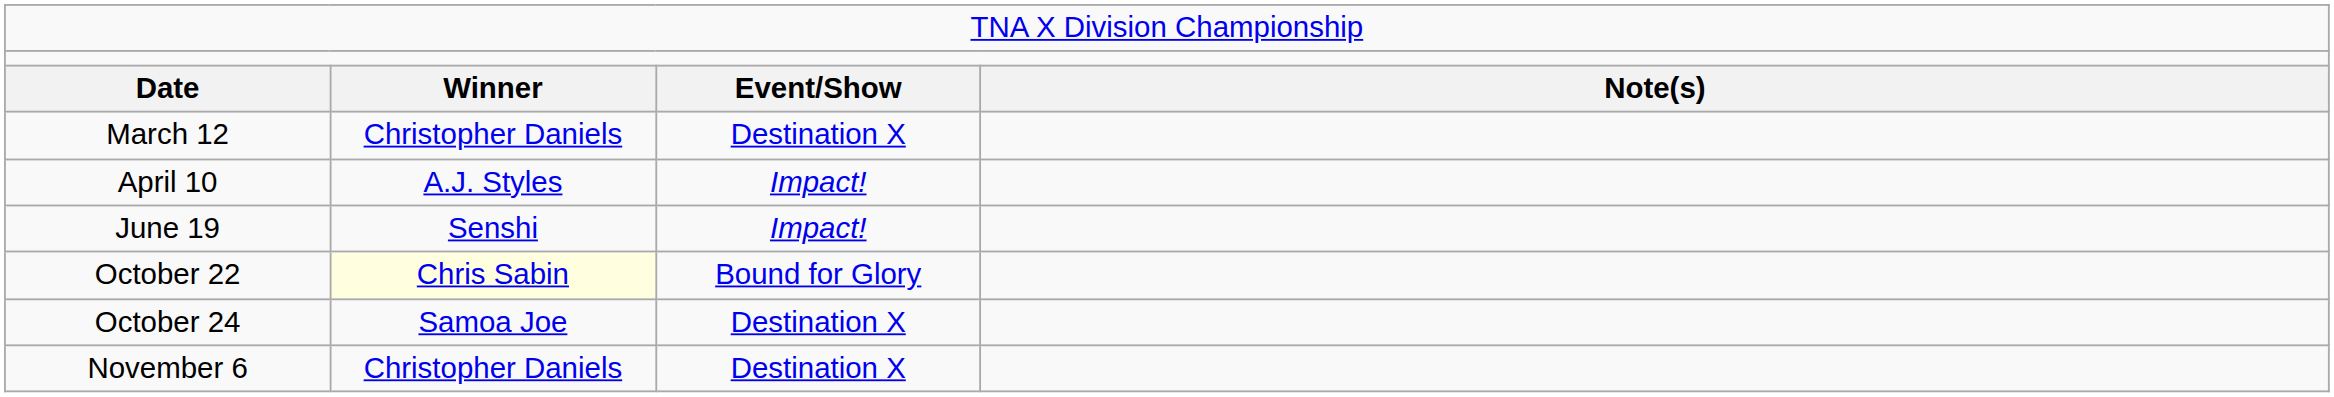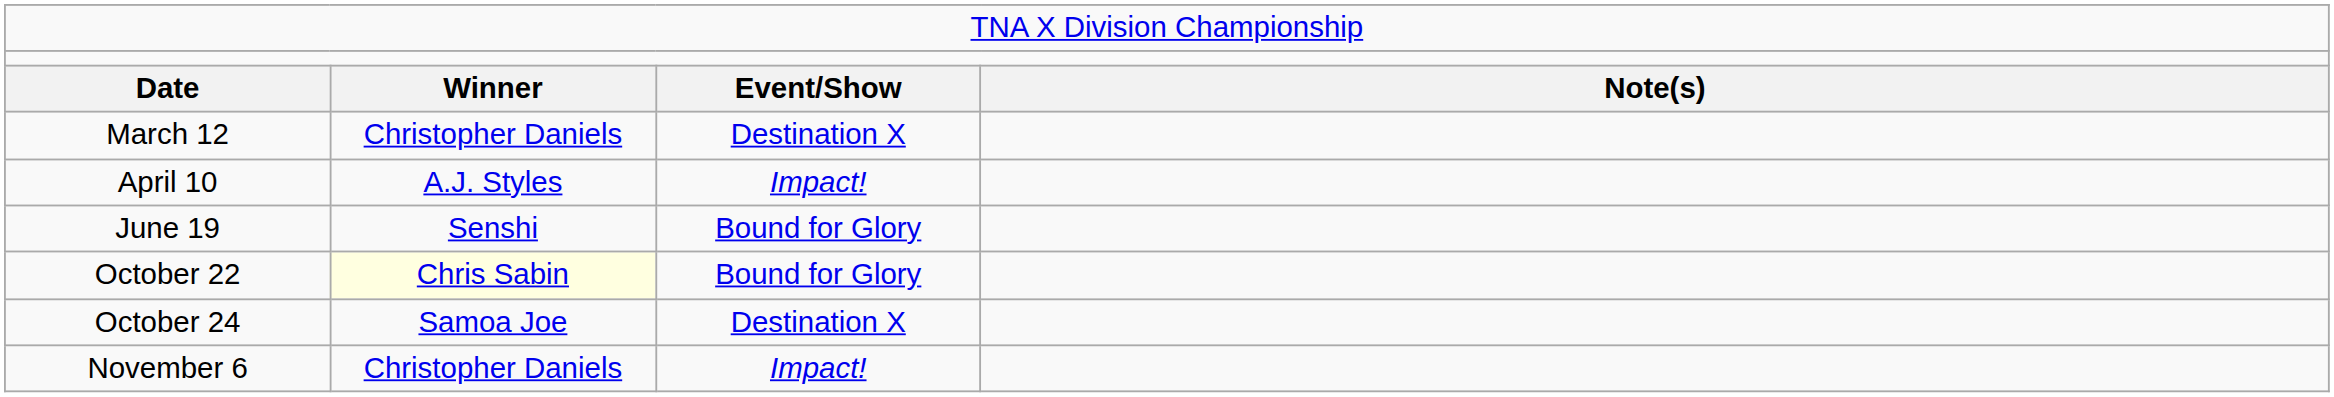(818, 228) Impact! -> (818, 228) Bound for Glory
(818, 368) Destination X -> (818, 368) Impact!
